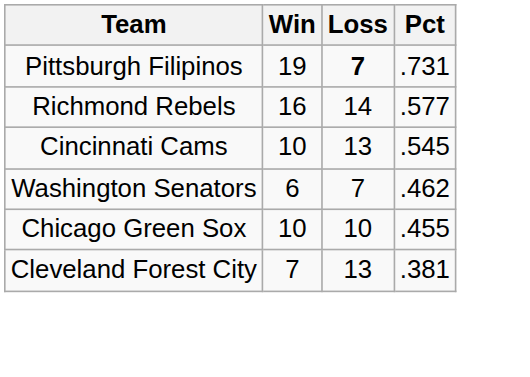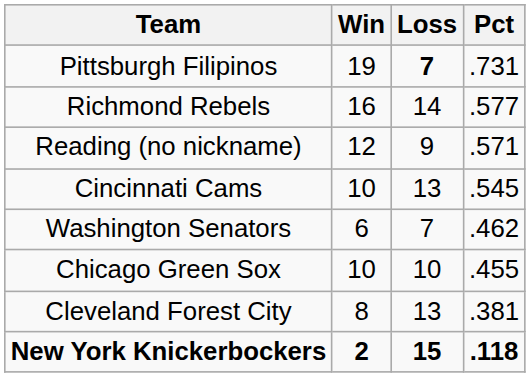+ row: (168, 147)
(292, 270) 7 -> (362, 310) 8
+ row: (168, 351)
